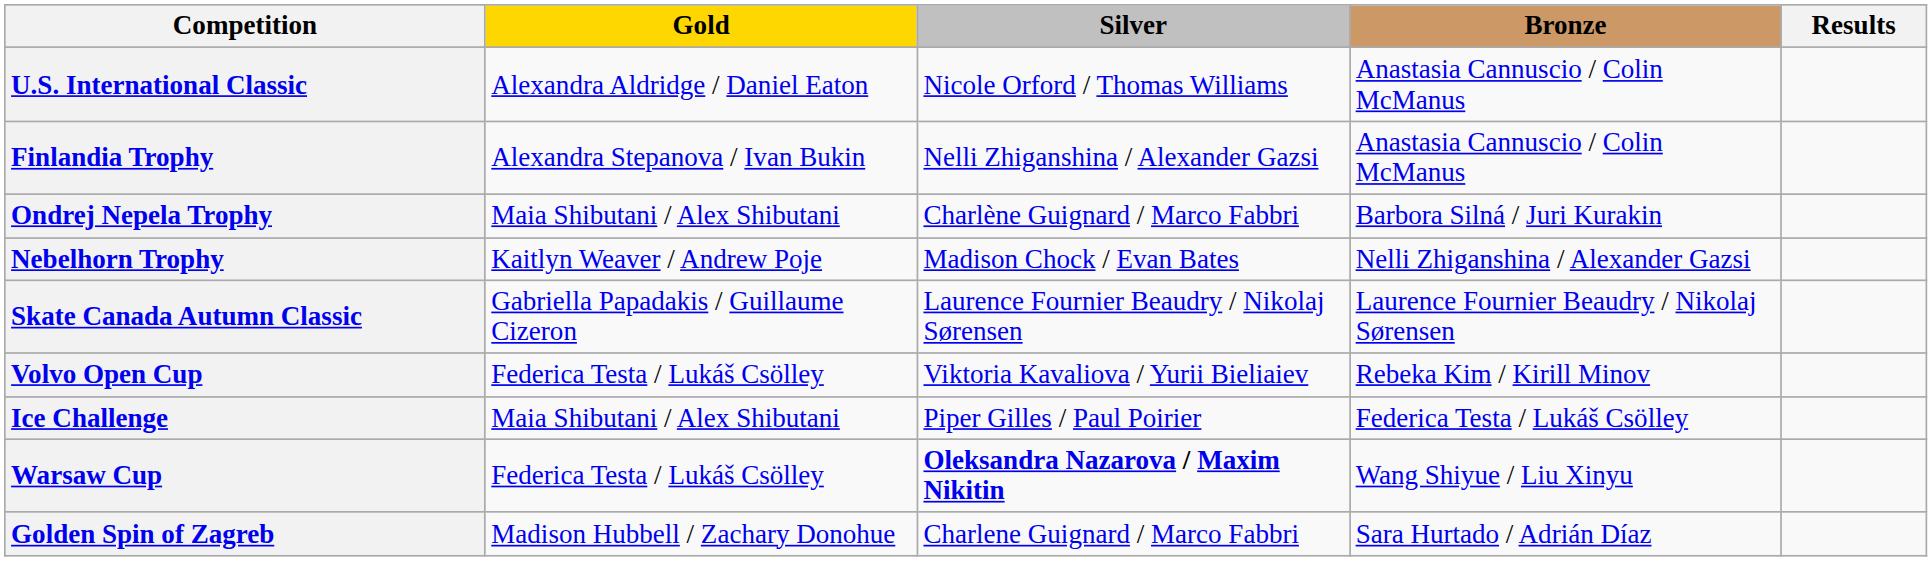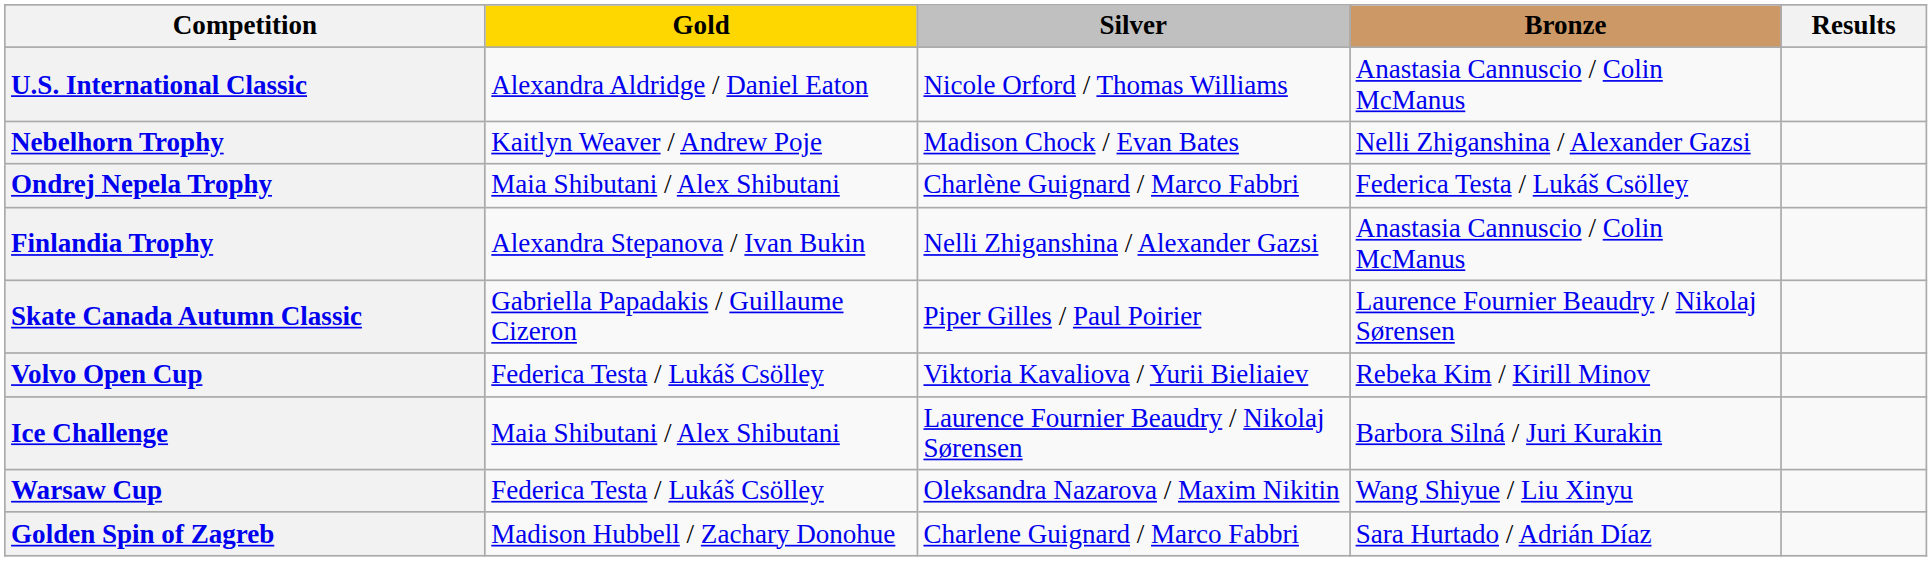rows swapped: (117, 258) <-> (112, 157)
(1509, 215) Barbora Silná / Juri Kurakin -> (1522, 185) Federica Testa / Lukáš Csölley
(1124, 316) Laurence Fournier Beaudry / Nikolaj Sørensen -> (1062, 316) Piper Gilles / Paul Poirier
(1062, 417) Piper Gilles / Paul Poirier -> (1124, 432) Laurence Fournier Beaudry / Nikolaj Sørensen
(1522, 417) Federica Testa / Lukáš Csölley -> (1509, 432) Barbora Silná / Juri Kurakin
(1102, 475) bold -> (1131, 490) normal
